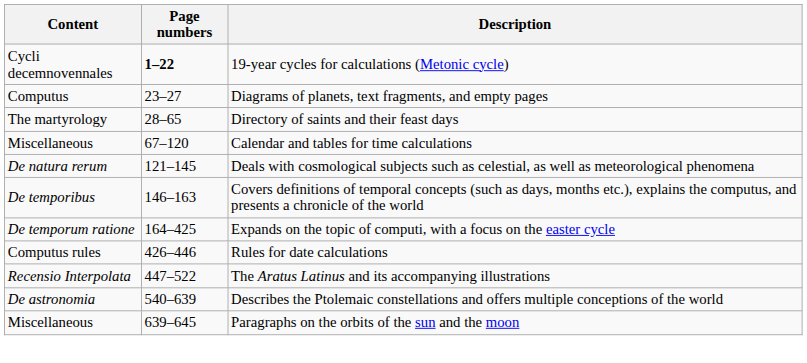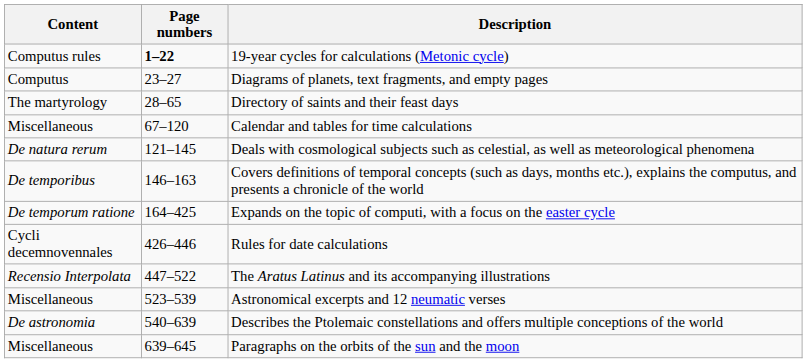(60, 64) Cycli decemnovennales -> (54, 56) Computus rules
(54, 252) Computus rules -> (60, 244) Cycli decemnovennales
+ row: (368, 299)
